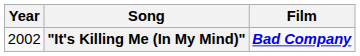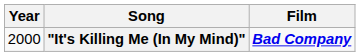(24, 39) 2002 -> (24, 39) 2000
